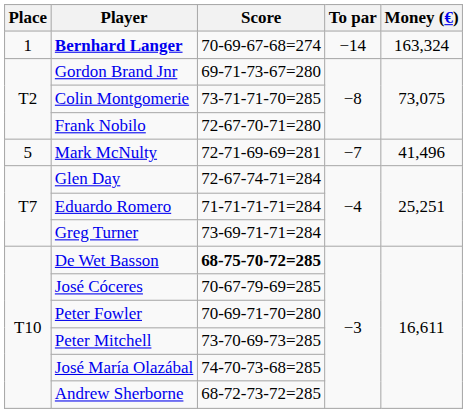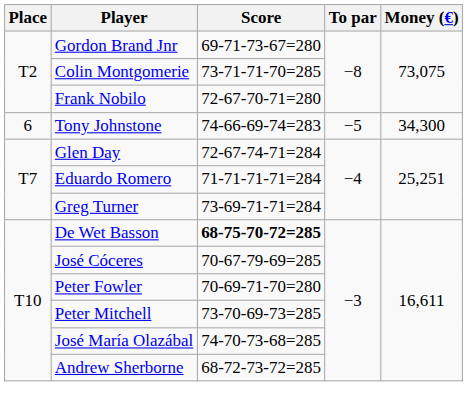- row: (119, 44)
- row: (106, 152)
+ row: (108, 125)
